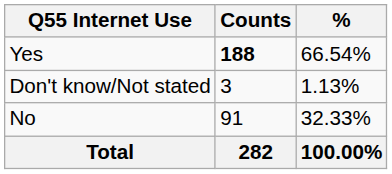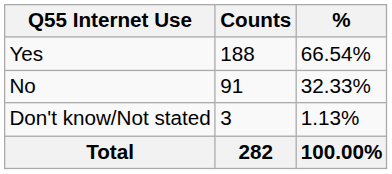(237, 53) bold -> (237, 53) normal
rows swapped: (23, 119) <-> (110, 86)
